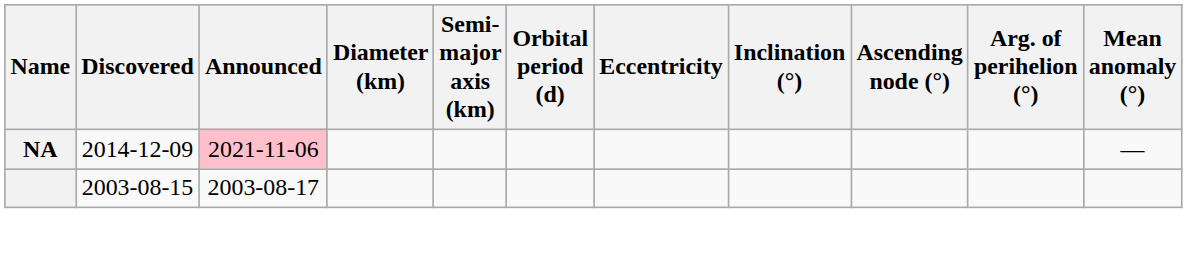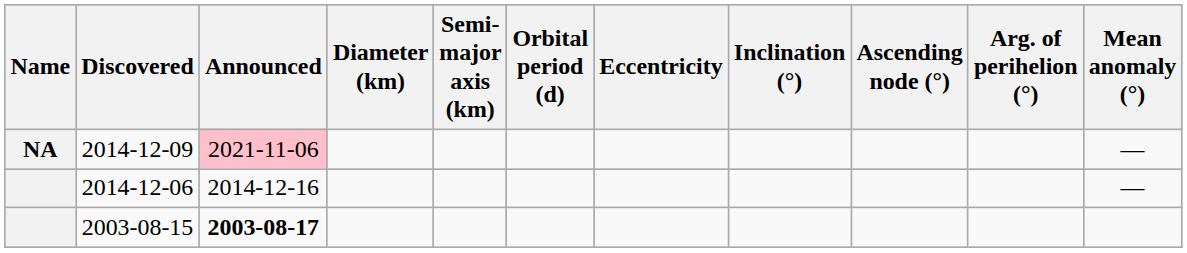+ row: (138, 188)
(263, 188) normal -> (263, 227) bold
